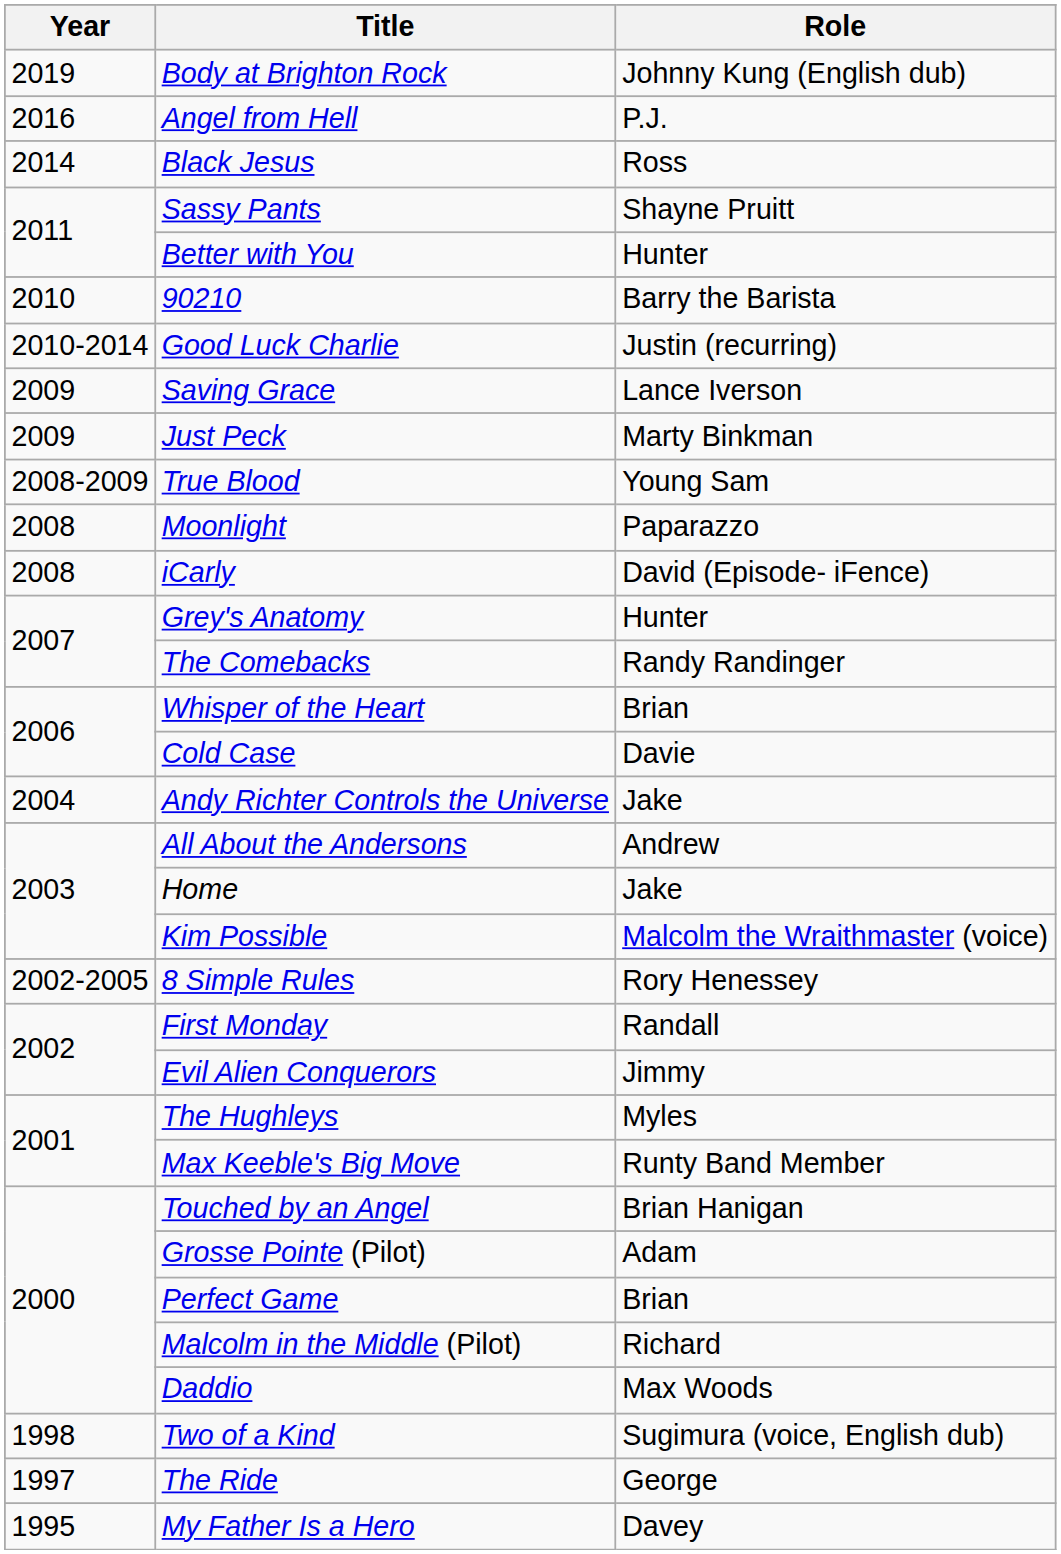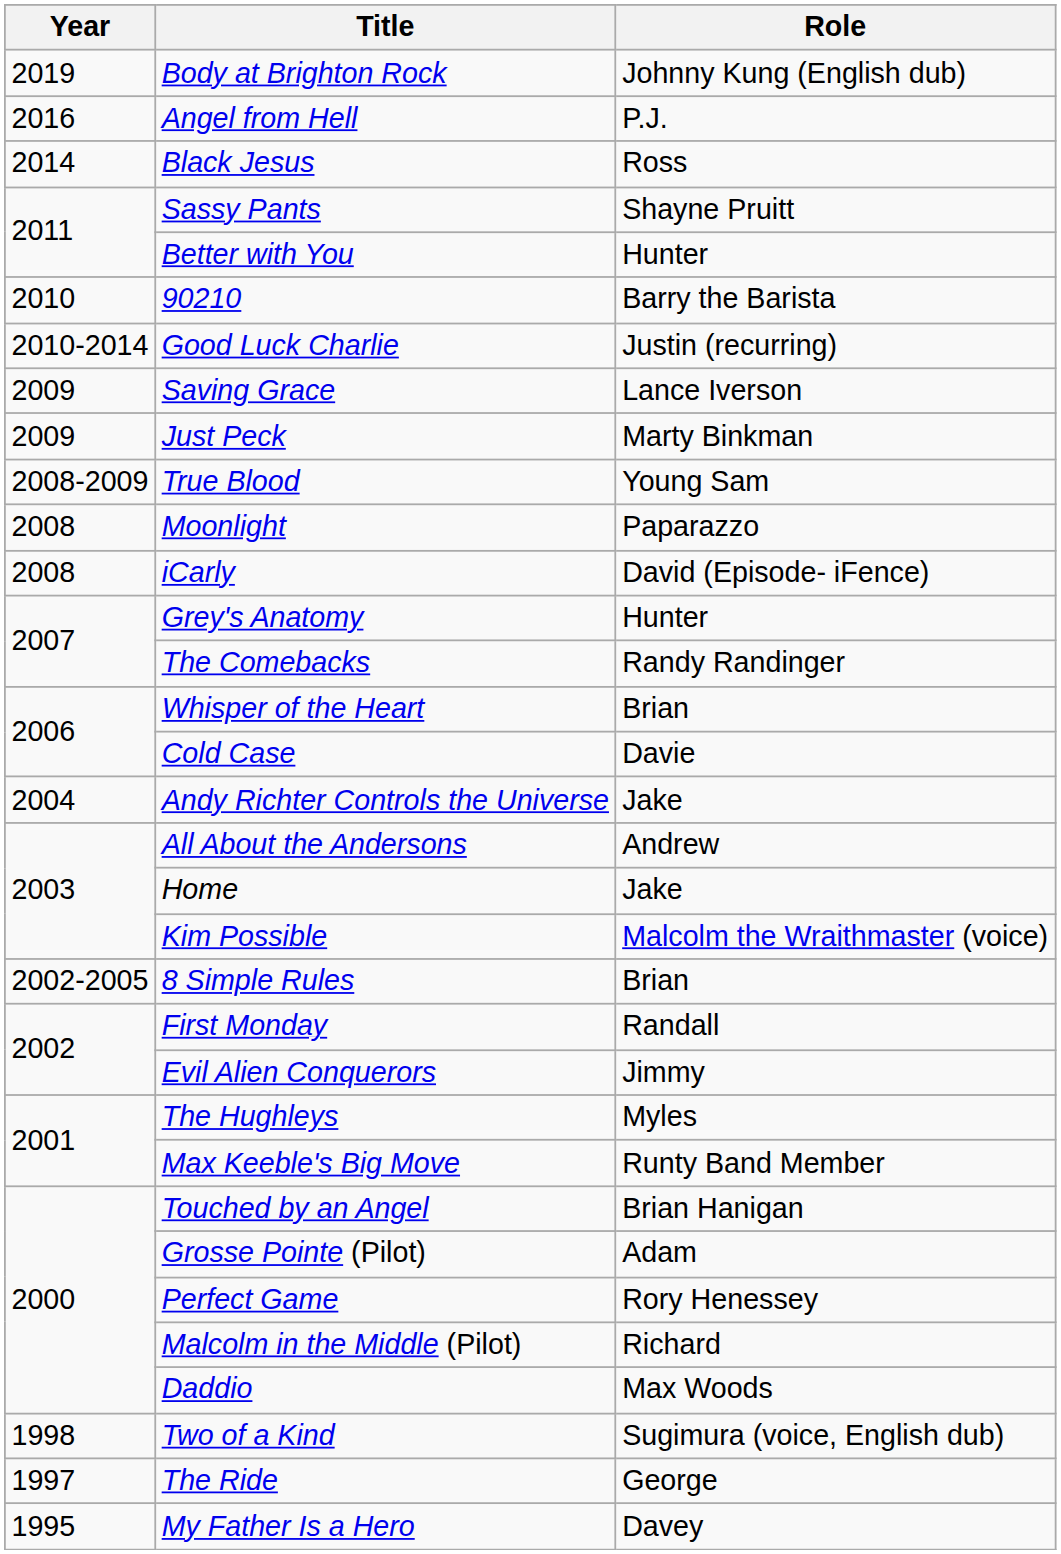(720, 981) Rory Henessey -> (656, 981) Brian
(656, 1299) Brian -> (720, 1299) Rory Henessey
